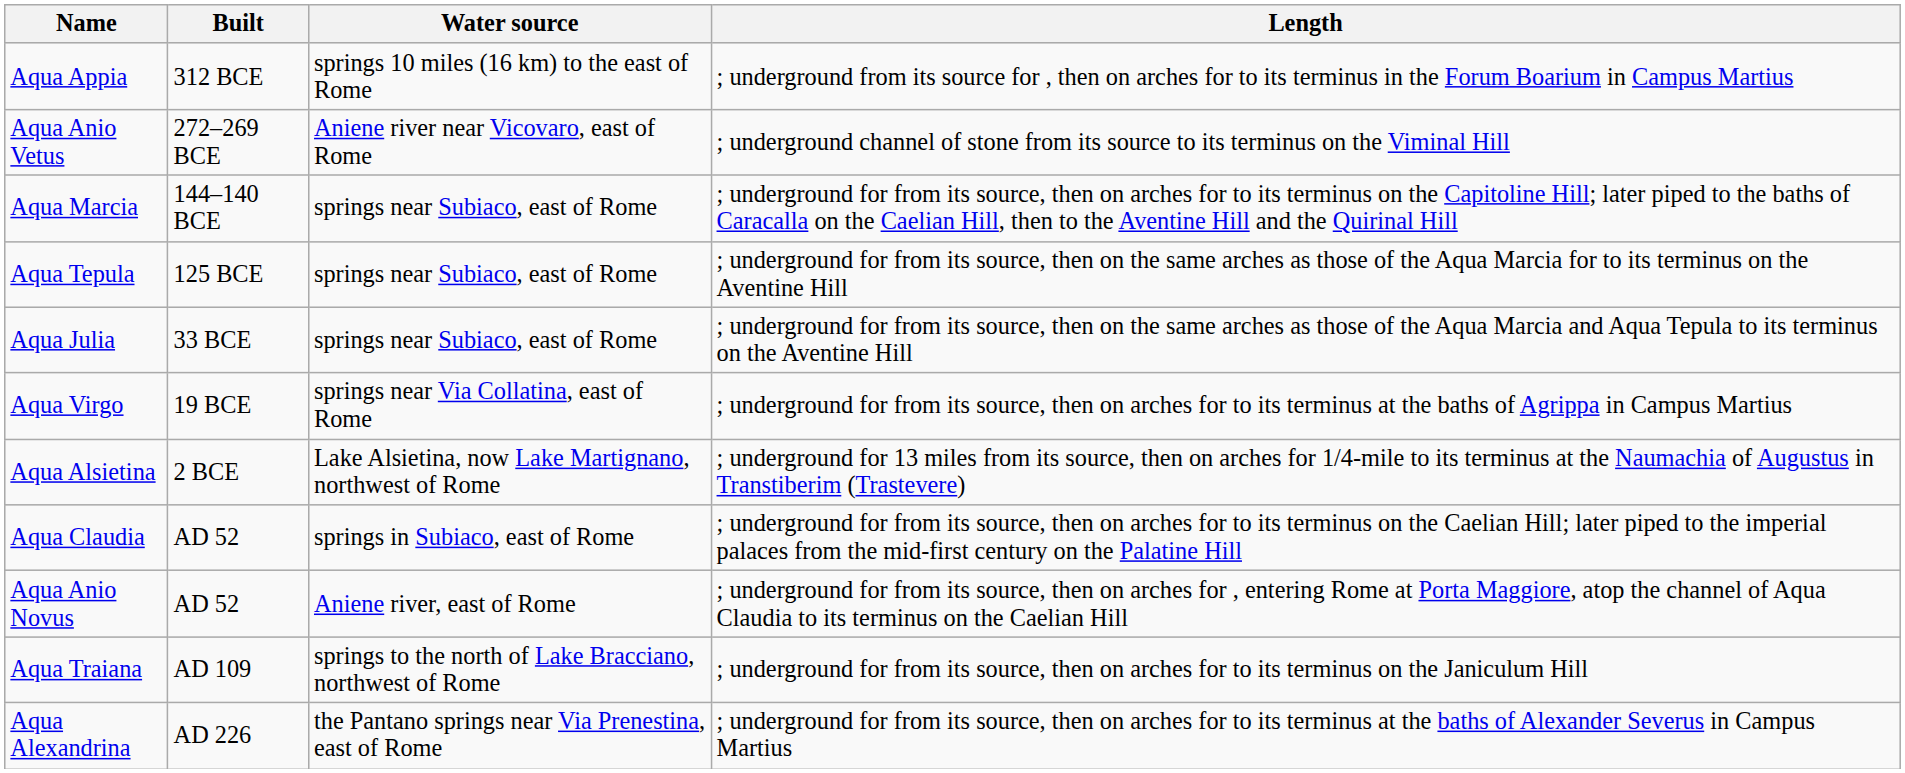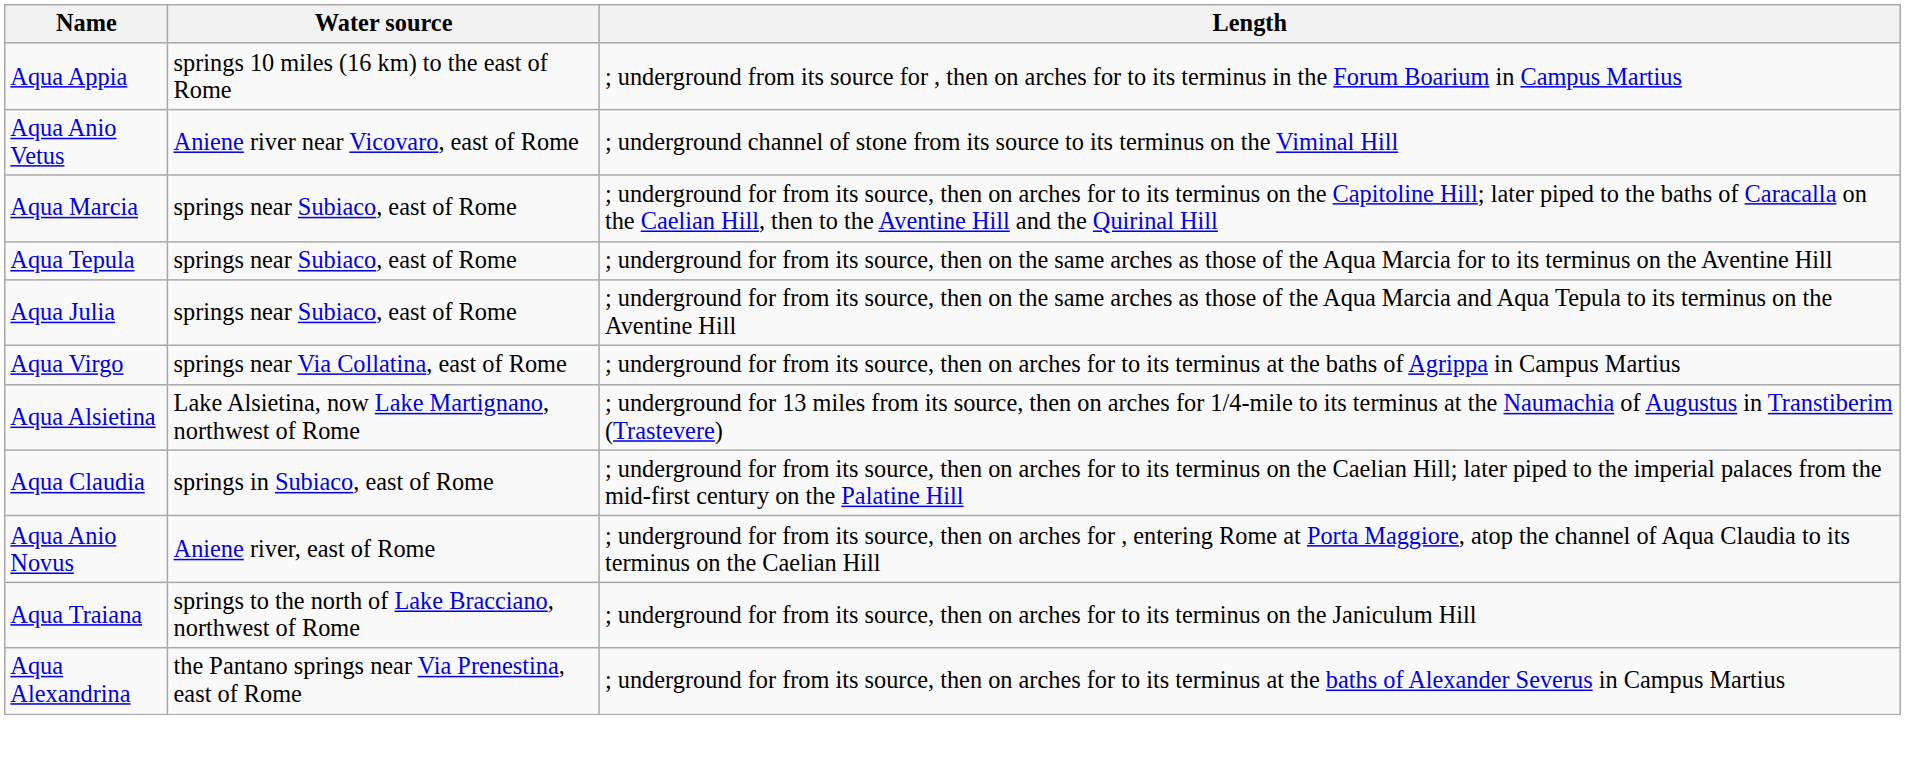- column: (238, 23)
